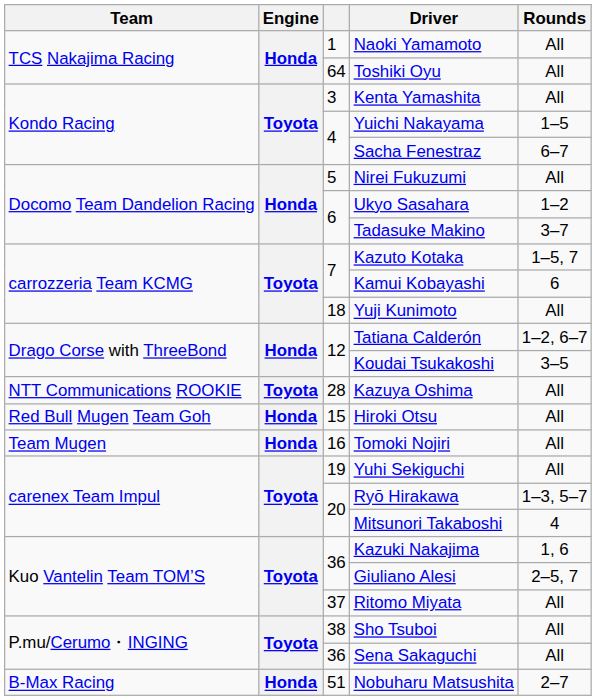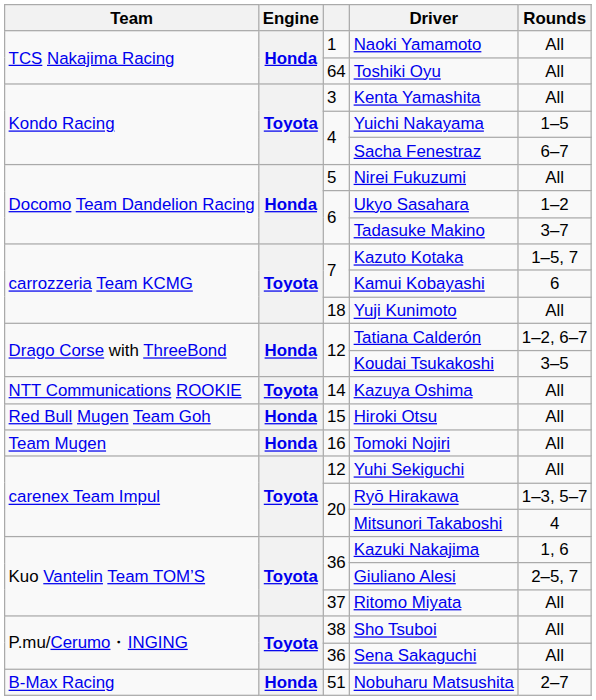(336, 390) 28 -> (336, 390) 14
(336, 469) 19 -> (336, 469) 12
